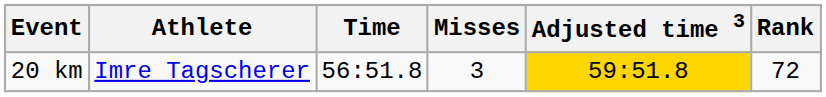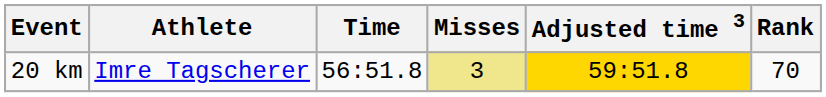(477, 71) no background -> (477, 71) khaki background
(785, 71) 72 -> (785, 71) 70
